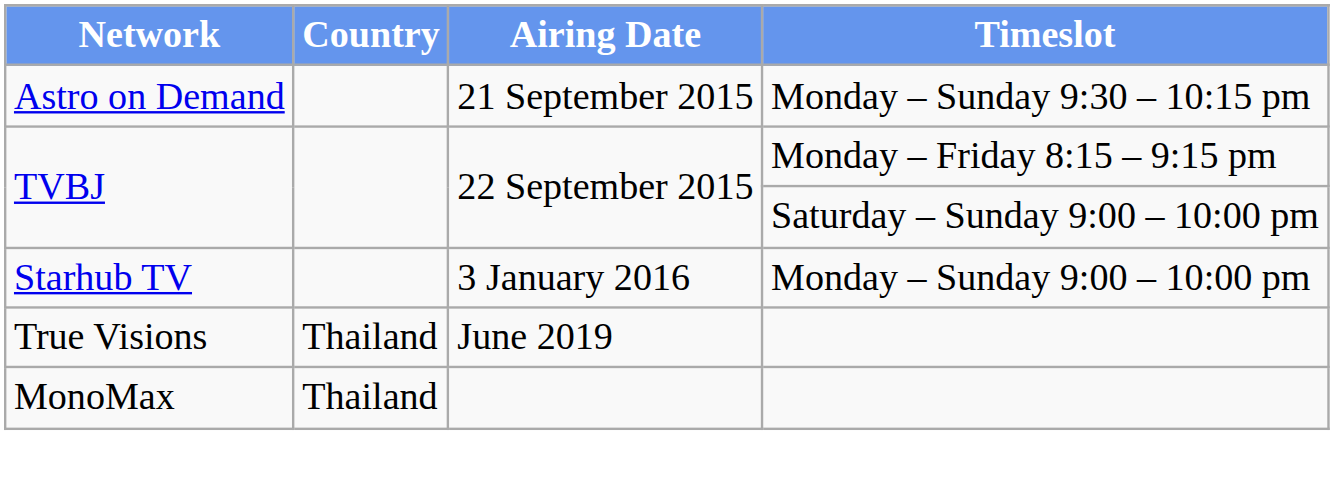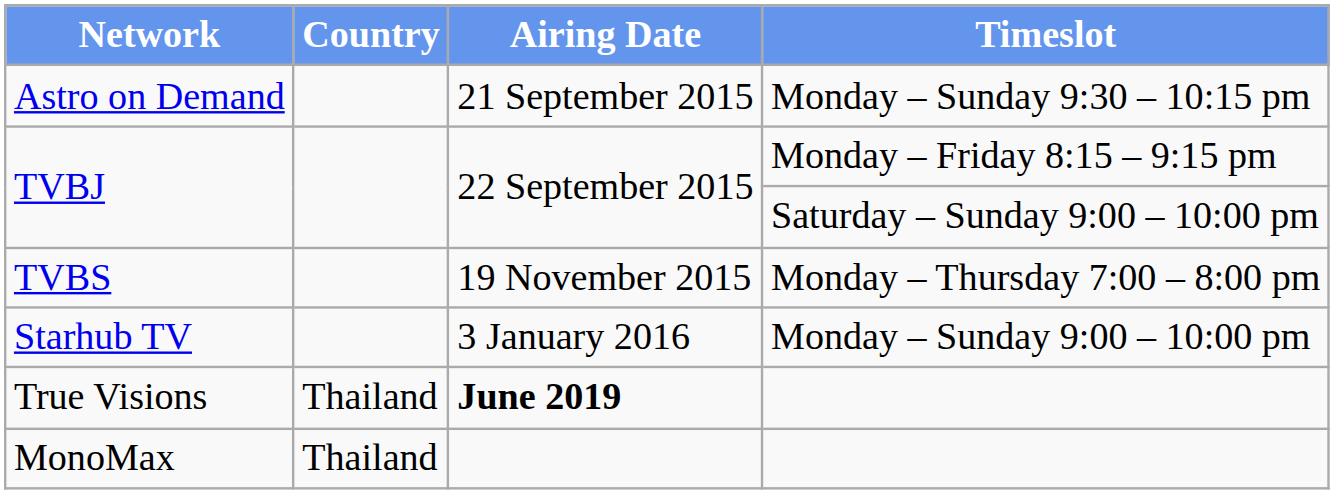+ row: (63, 276)
(535, 336) normal -> (539, 397) bold
